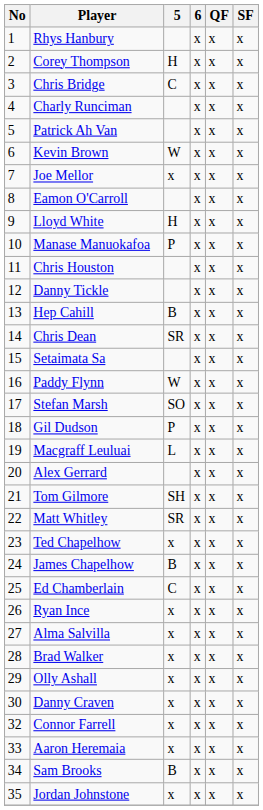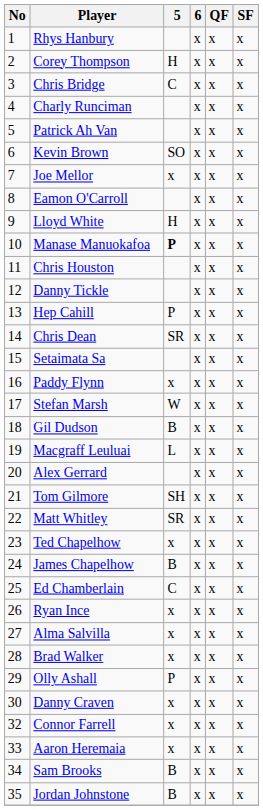(174, 152) W -> (176, 152) SO
(171, 244) normal -> (172, 244) bold
(172, 313) B -> (171, 313) P
(174, 381) W -> (171, 381) x
(176, 404) SO -> (174, 404) W
(171, 427) P -> (172, 427) B
(171, 679) x -> (171, 679) P
(171, 793) x -> (172, 793) B
